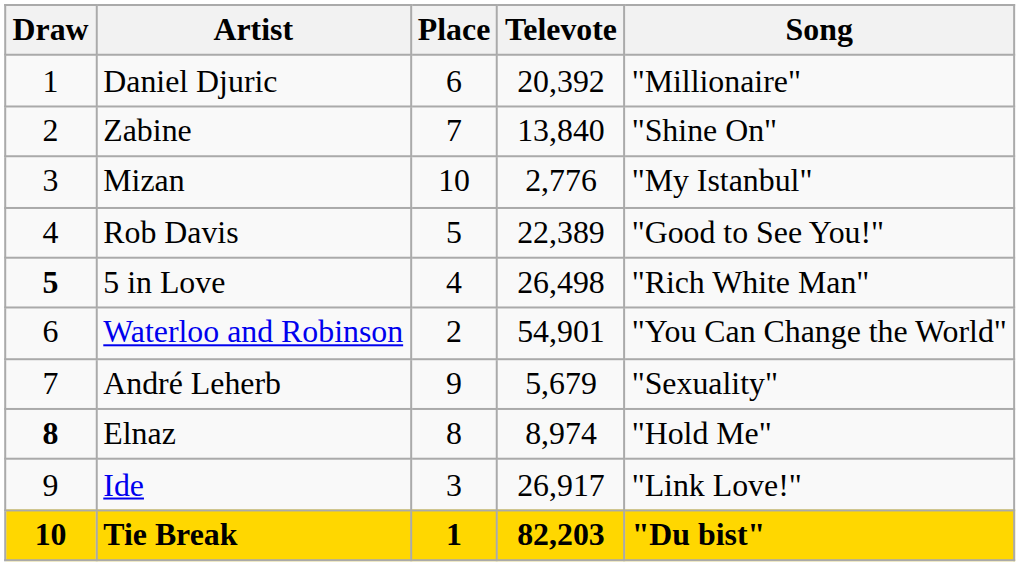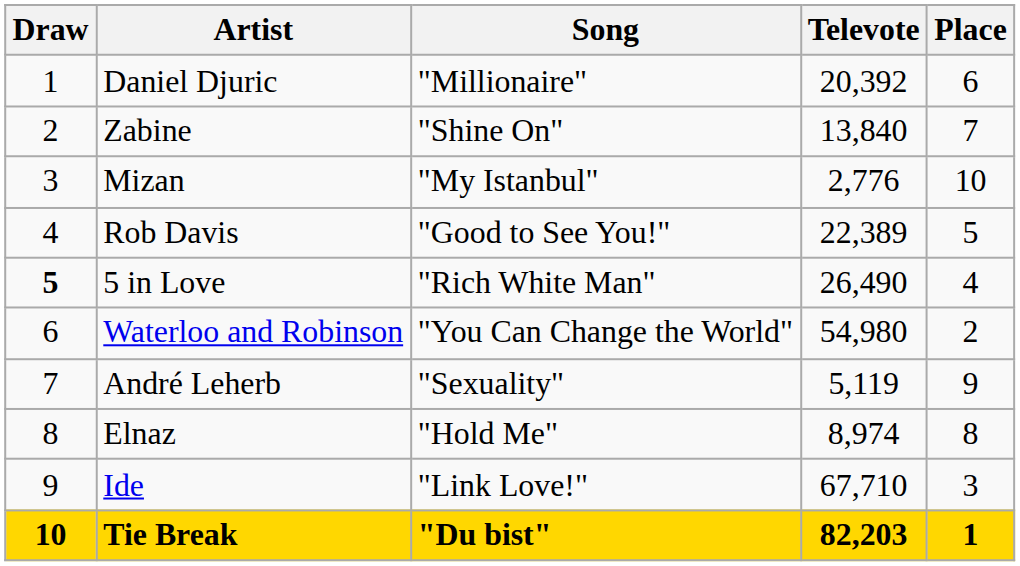columns swapped: (819, 29) <-> (454, 29)
(561, 282) 26,498 -> (864, 282) 26,490
(561, 332) 54,901 -> (864, 332) 54,980
(561, 383) 5,679 -> (864, 383) 5,119
(51, 433) bold -> (51, 433) normal
(561, 484) 26,917 -> (864, 484) 67,710
